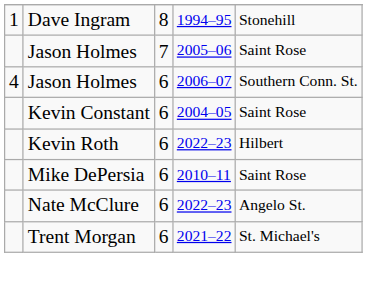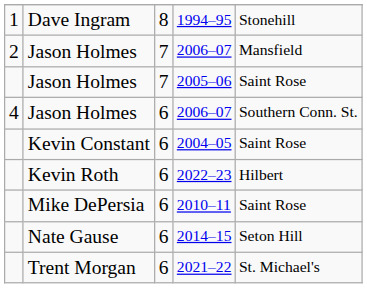+ row: (14, 50)
+ row: (14, 237)
- row: (14, 206)
